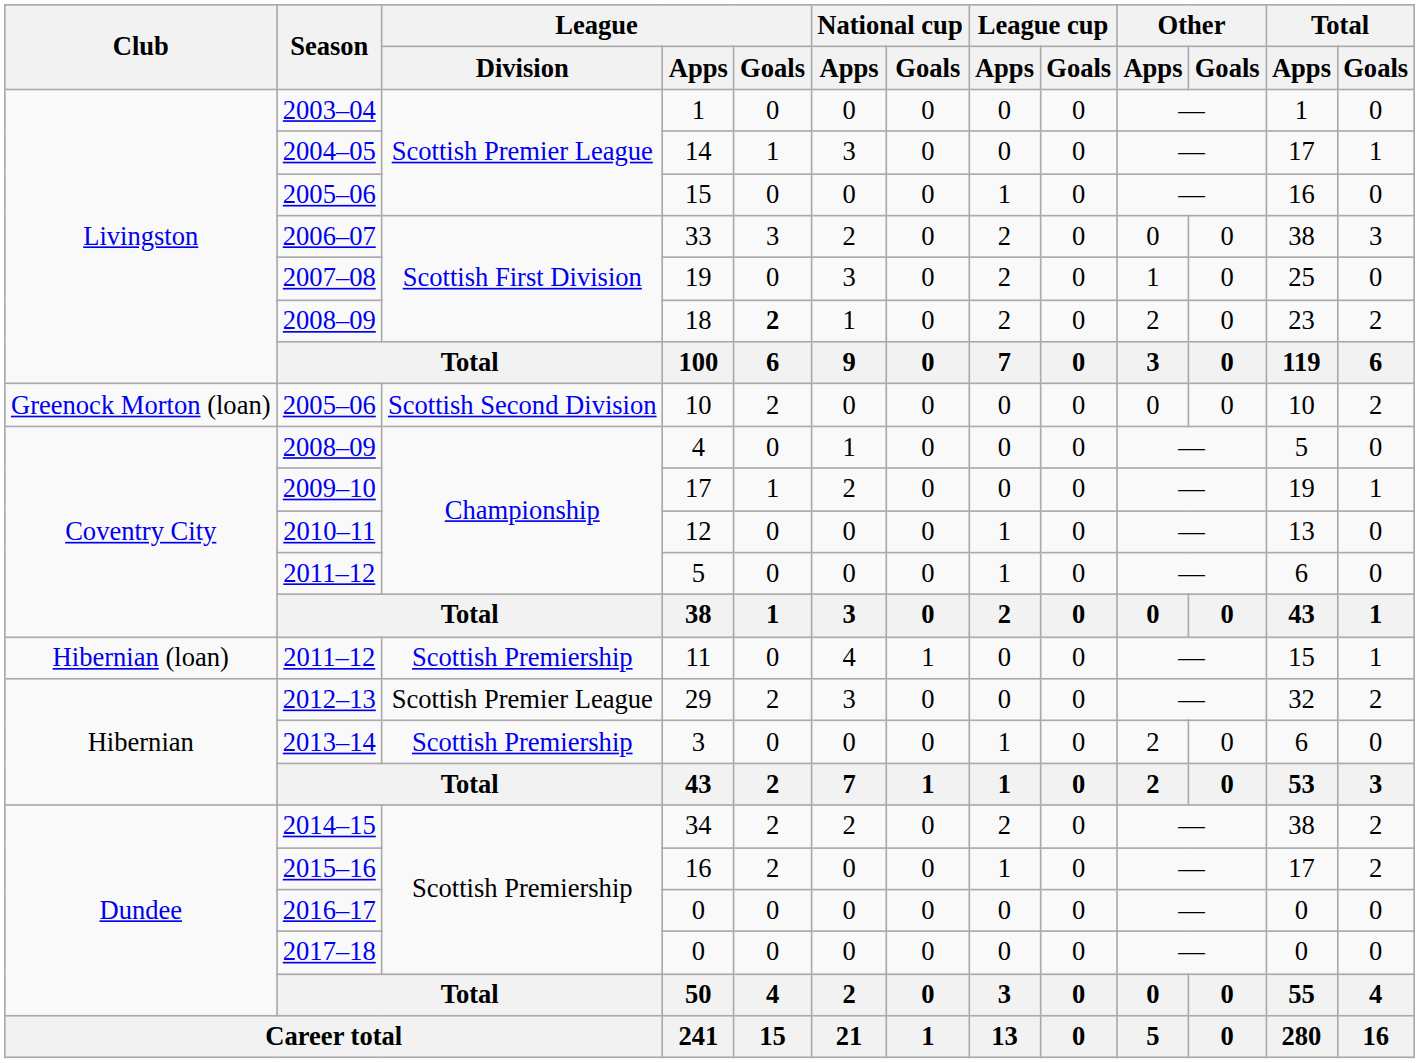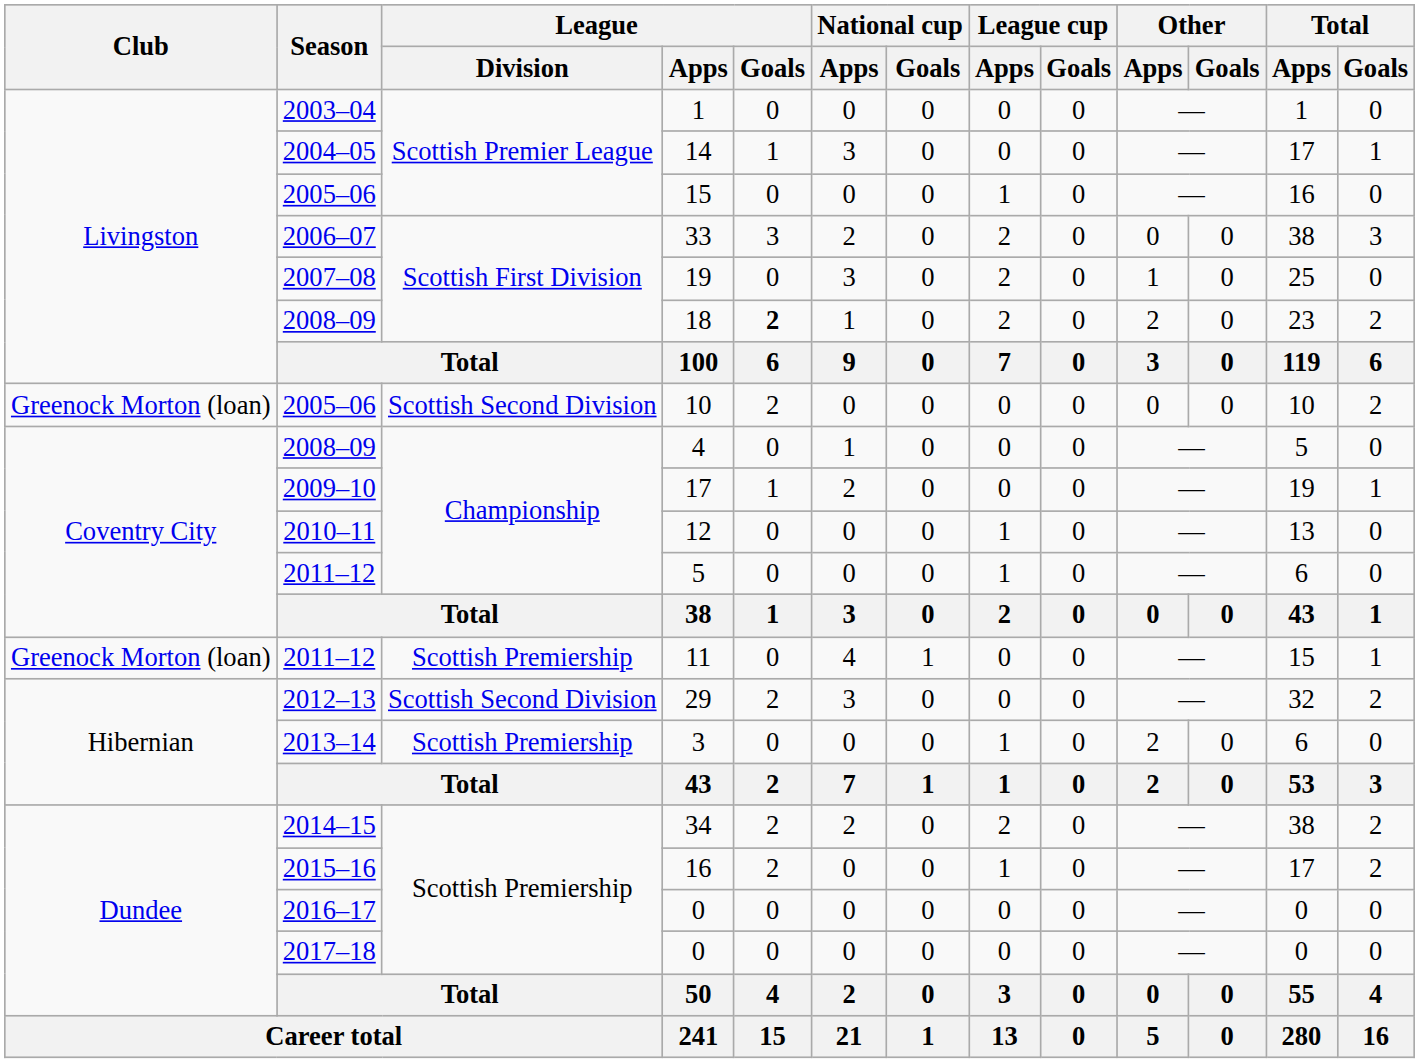(141, 657) Hibernian (loan) -> (141, 657) Greenock Morton (loan)
(522, 699) Scottish Premier League -> (522, 699) Scottish Second Division
